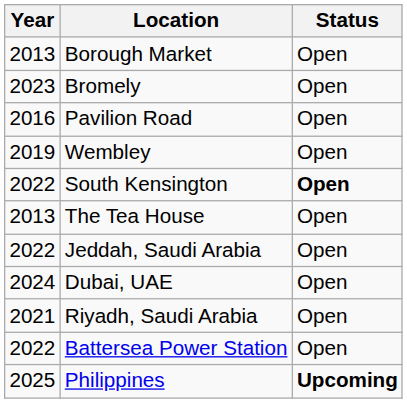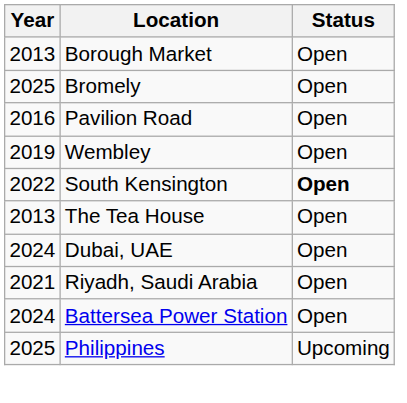(32, 86) 2023 -> (32, 86) 2025
- row: (163, 250)
(32, 348) 2022 -> (32, 315) 2024
(347, 380) bold -> (343, 348) normal
